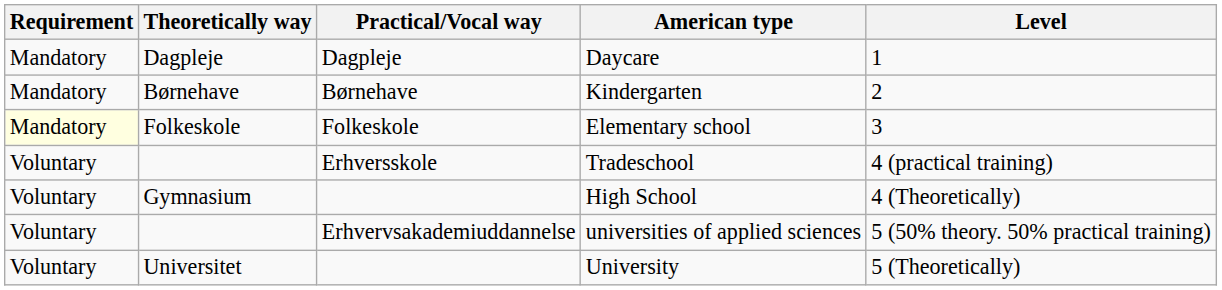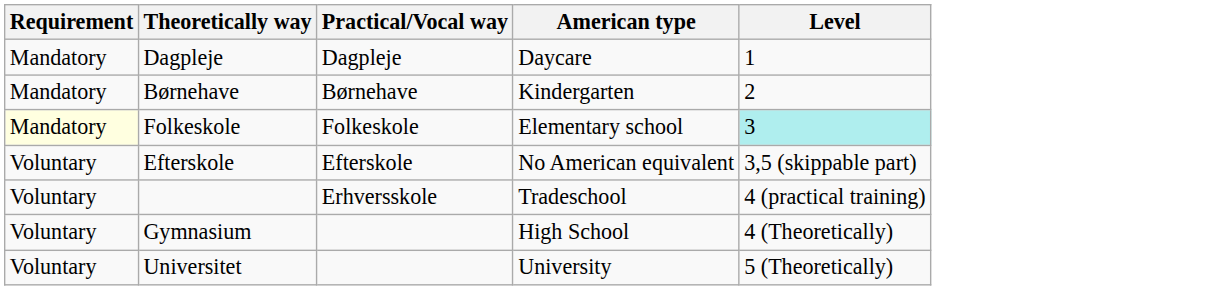(877, 127) no background -> (750, 127) paleturquoise background
+ row: (626, 162)
- row: (723, 232)
